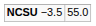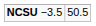(78, 13) 55.0 -> (78, 13) 50.5
